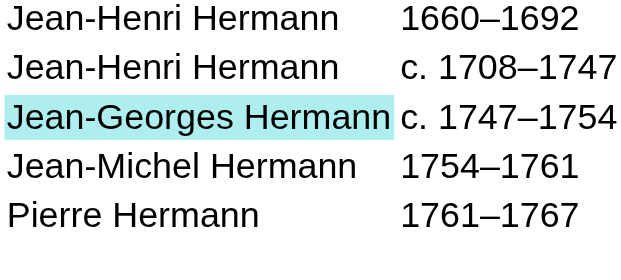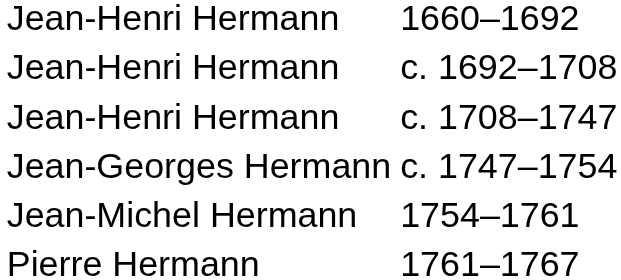+ row: (509, 67)
(199, 116) paleturquoise background -> (199, 166) no background
